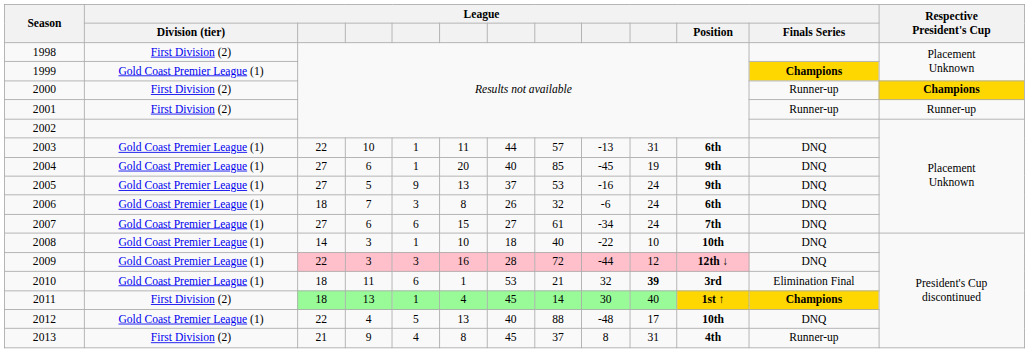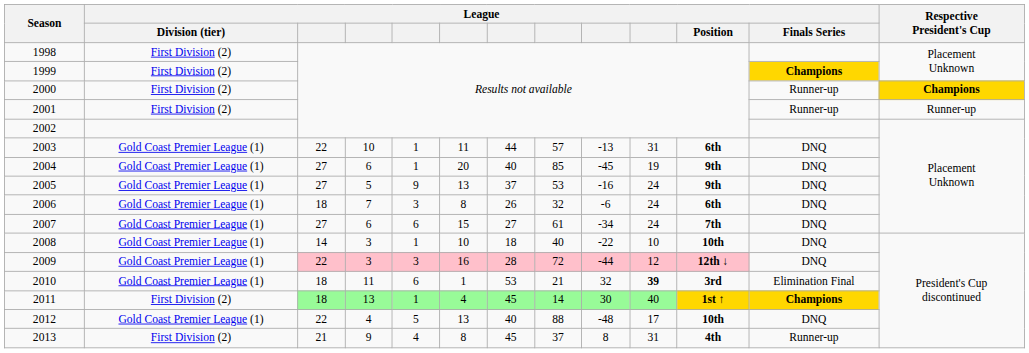(191, 70) Gold Coast Premier League (1) -> (191, 70) First Division (2)
